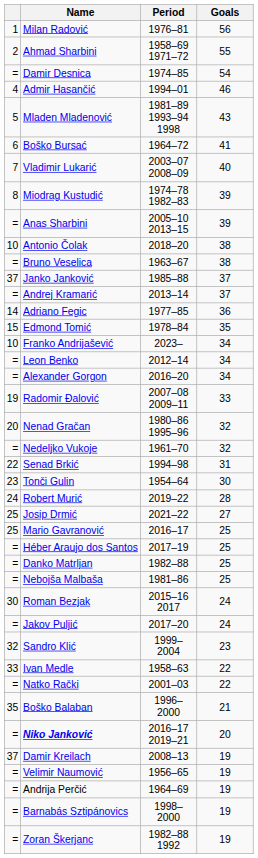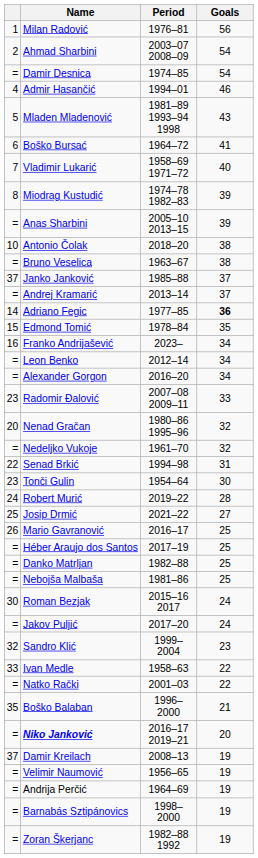(169, 51) 1958–69 1971–72 -> (169, 51) 2003–07 2008–09
(225, 51) 55 -> (225, 51) 54
(169, 168) 2003–07 2008–09 -> (169, 168) 1958–69 1971–72
(225, 311) normal -> (225, 311) bold
(12, 344) 10 -> (12, 344) 16
(12, 399) 19 -> (12, 399) 23
(12, 531) 25 -> (12, 531) 26
